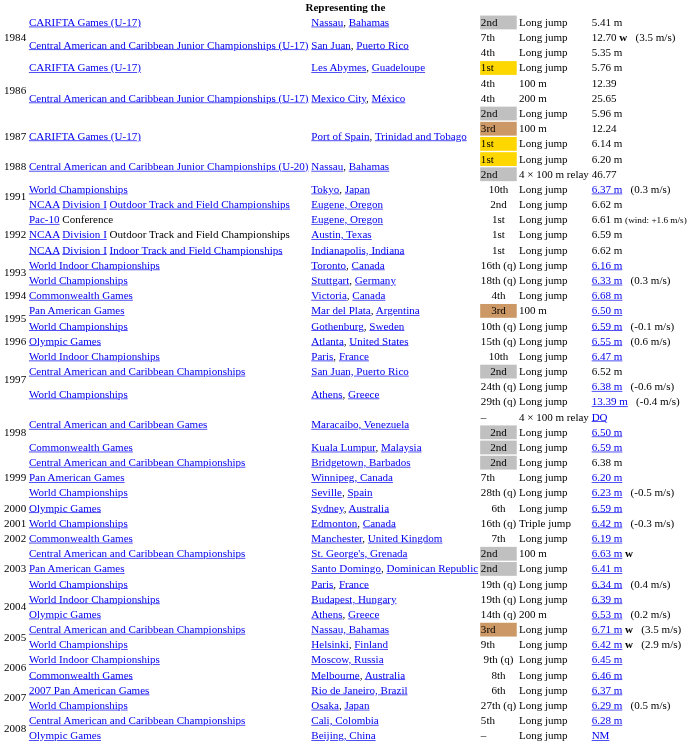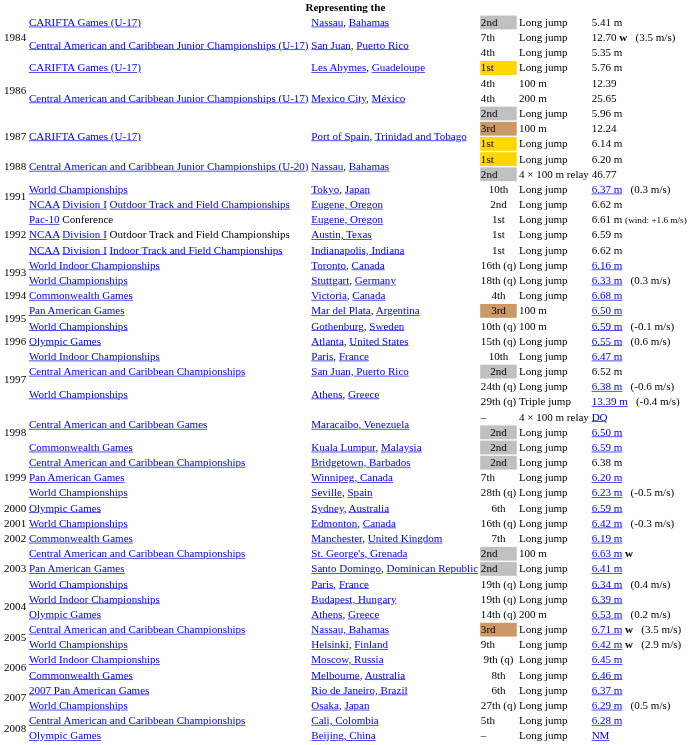(543, 326) Long jump -> (533, 326) 100 m
(543, 402) Long jump -> (545, 402) Triple jump
(545, 523) Triple jump -> (543, 523) Long jump
